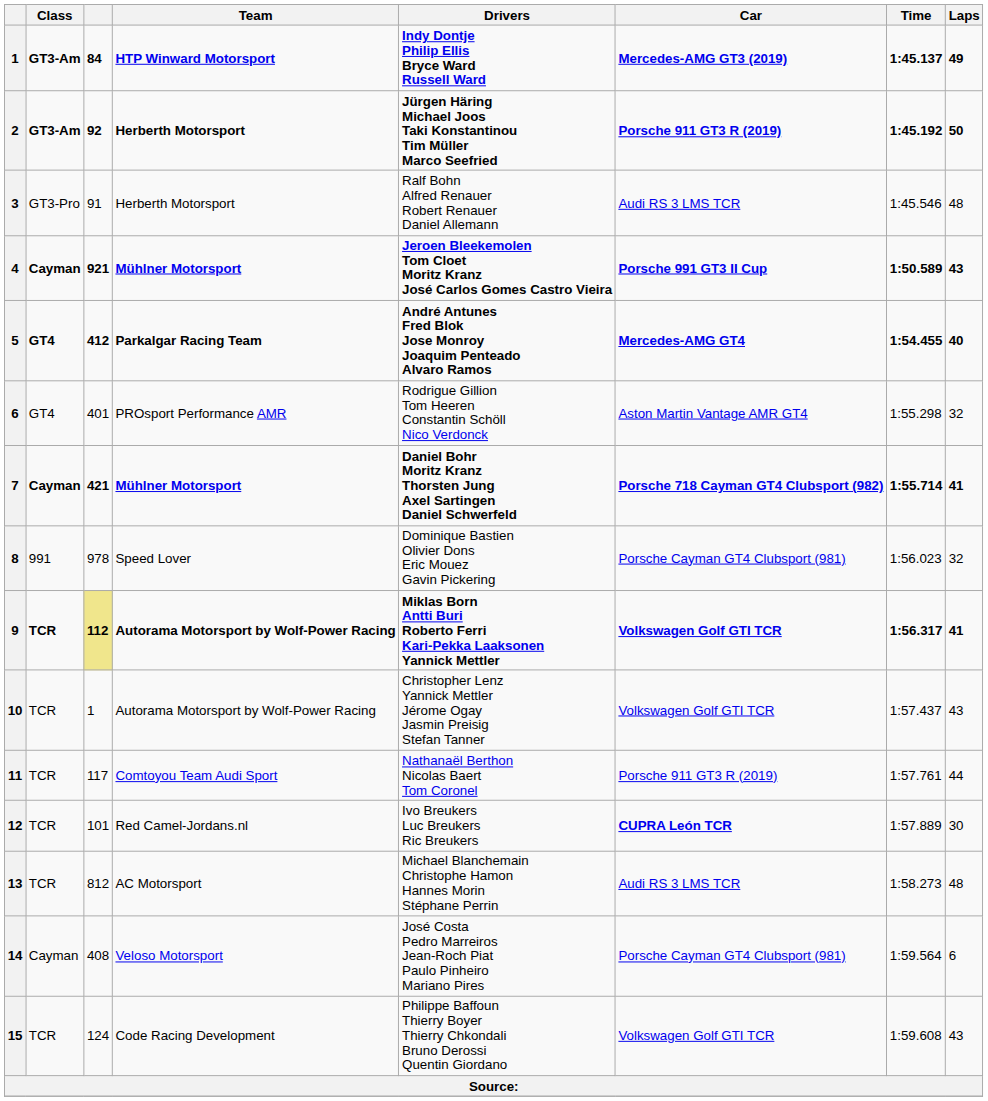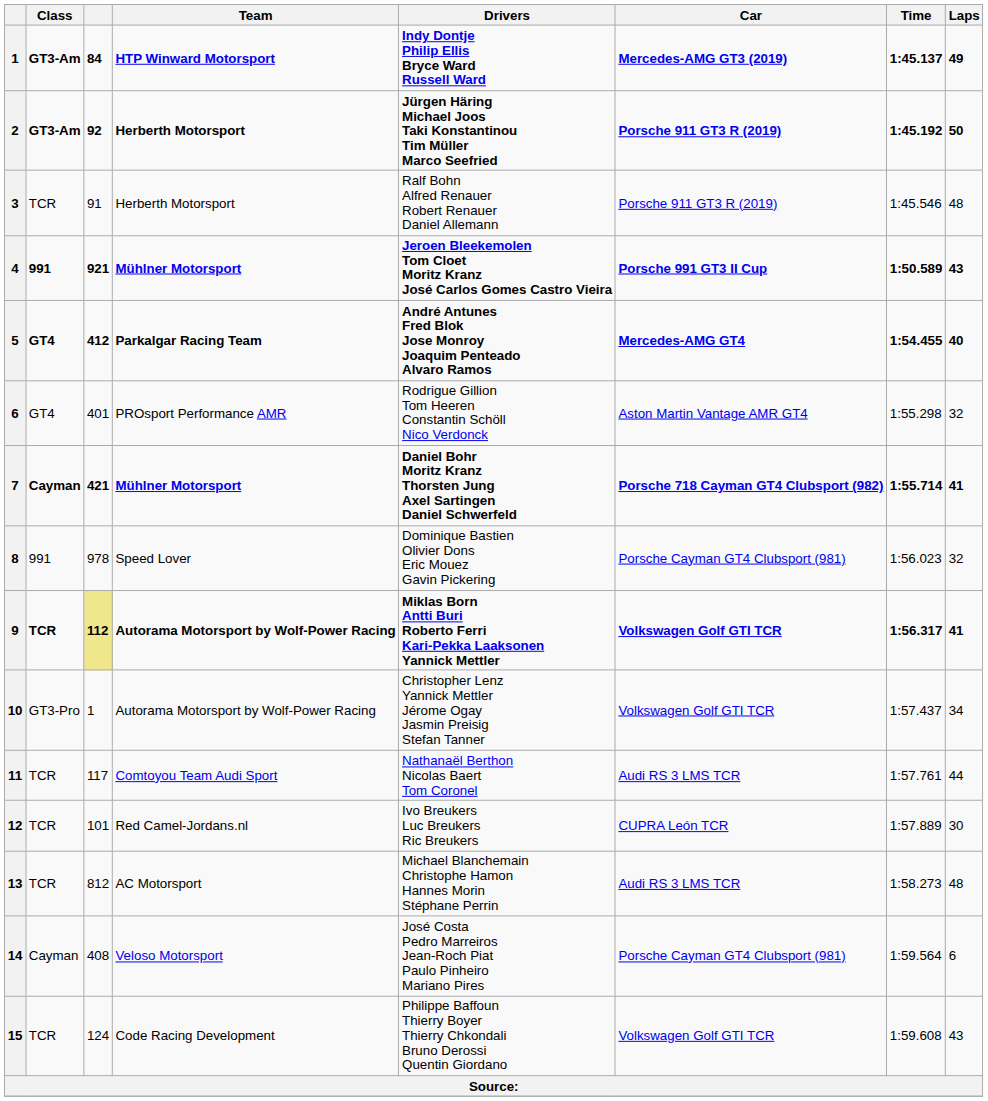(54, 203) GT3-Pro -> (42, 203) TCR
(679, 203) Audi RS 3 LMS TCR -> (698, 203) Porsche 911 GT3 R (2019)
(55, 268) Cayman -> (40, 268) 991
(42, 710) TCR -> (54, 710) GT3-Pro
(956, 710) 43 -> (956, 710) 34
(698, 775) Porsche 911 GT3 R (2019) -> (679, 775) Audi RS 3 LMS TCR
(675, 825) bold -> (673, 825) normal
